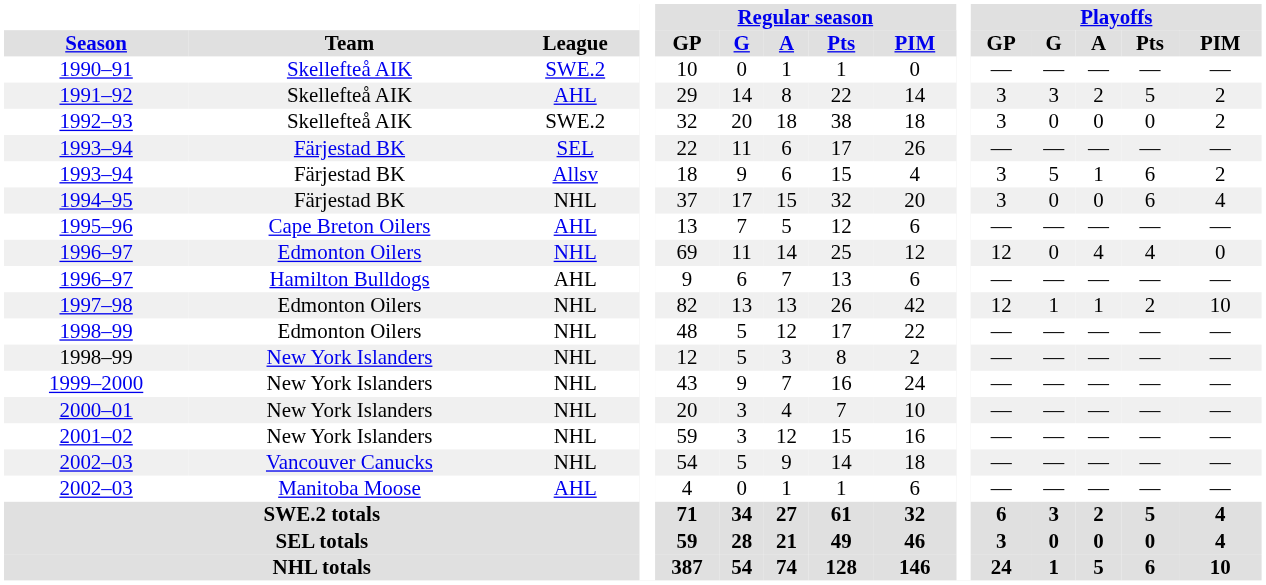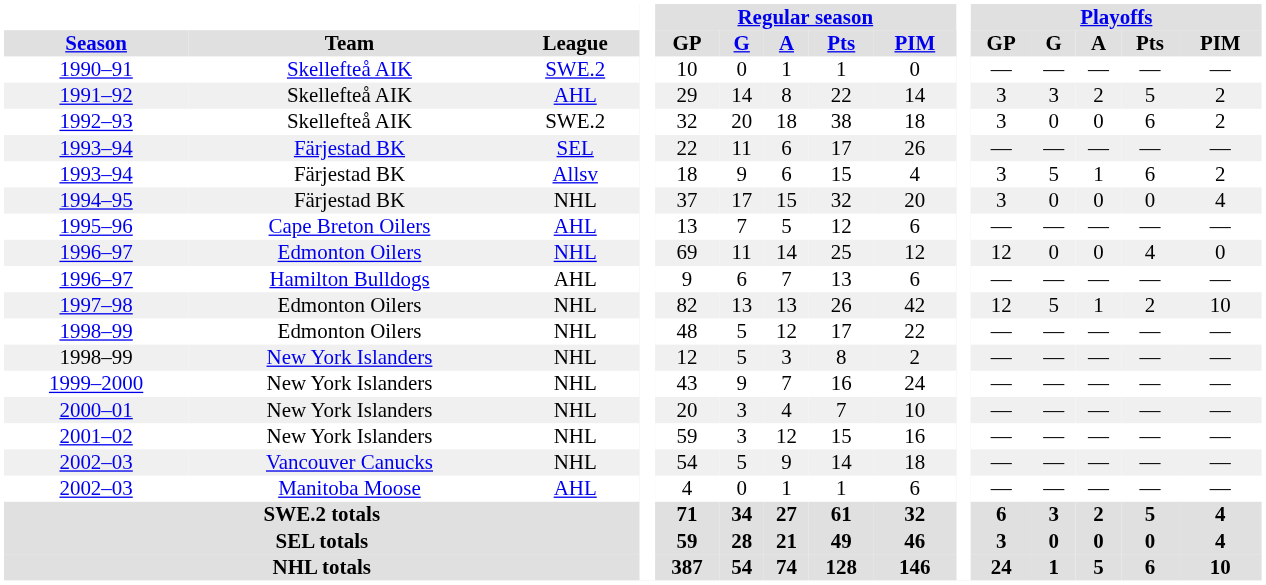(1150, 121) 0 -> (1150, 121) 6
(1150, 200) 6 -> (1150, 200) 0
(1098, 252) 4 -> (1098, 252) 0
(1054, 305) 1 -> (1054, 305) 5
